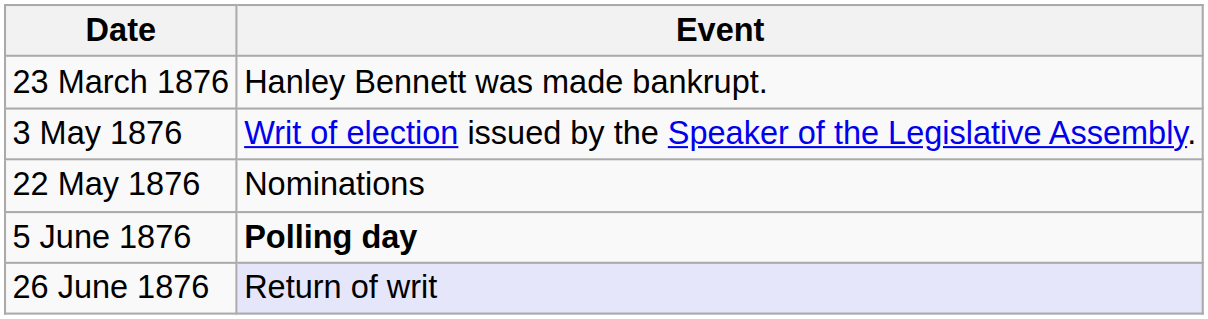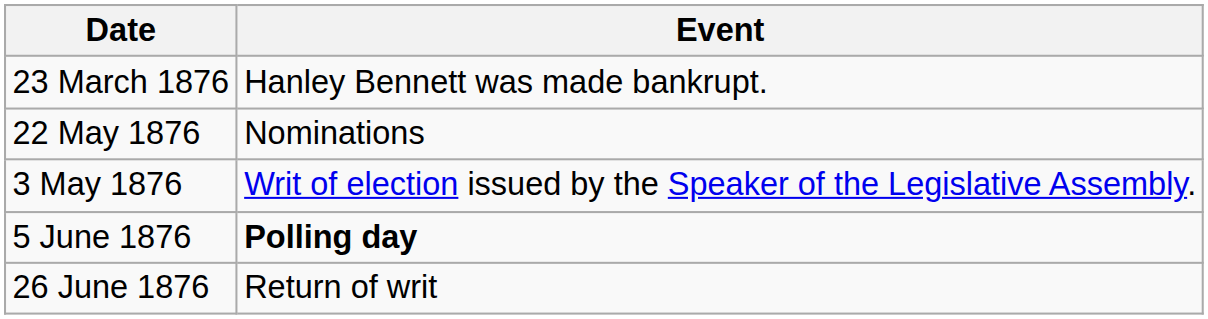rows swapped: (97, 133) <-> (106, 184)
(341, 287) lavender background -> (341, 287) no background
